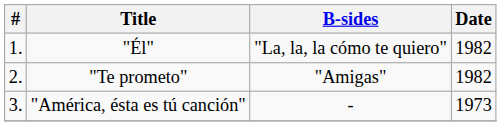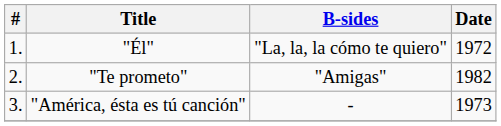(474, 47) 1982 -> (474, 47) 1972
